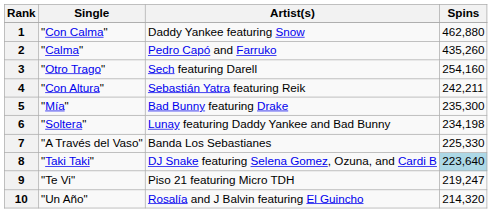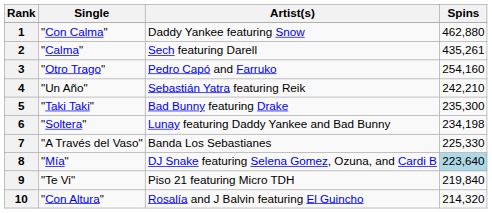(212, 50) Pedro Capó and Farruko -> (202, 50) Sech featuring Darell
(463, 50) 435,260 -> (463, 50) 435,261
(202, 69) Sech featuring Darell -> (212, 69) Pedro Capó and Farruko
(72, 87) "Con Altura" -> (64, 87) "Un Año"
(463, 87) 242,211 -> (463, 87) 242,210
(55, 106) "Mía" -> (67, 106) "Taki Taki"
(67, 161) "Taki Taki" -> (55, 161) "Mía"
(463, 180) 219,247 -> (463, 180) 219,840
(64, 198) "Un Año" -> (72, 198) "Con Altura"
